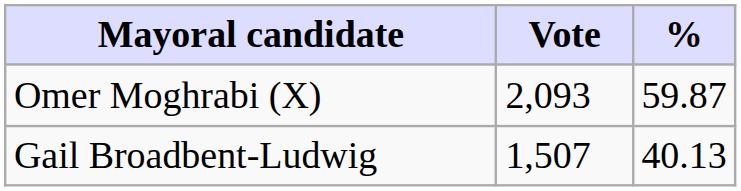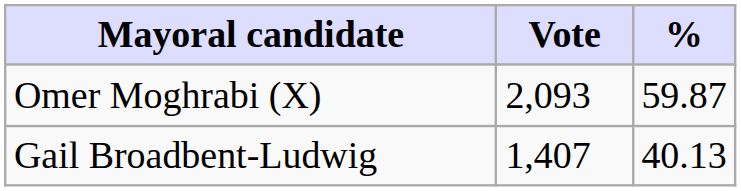(548, 154) 1,507 -> (548, 154) 1,407
